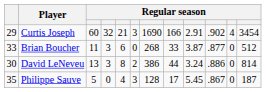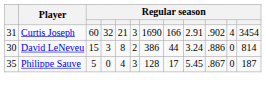(12, 32) 29 -> (12, 32) 31
- row: (50, 48)
(94, 64) 13 -> (94, 48) 15
